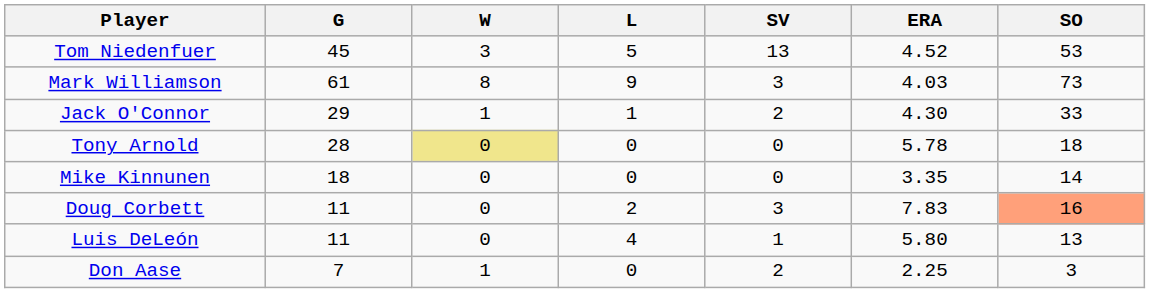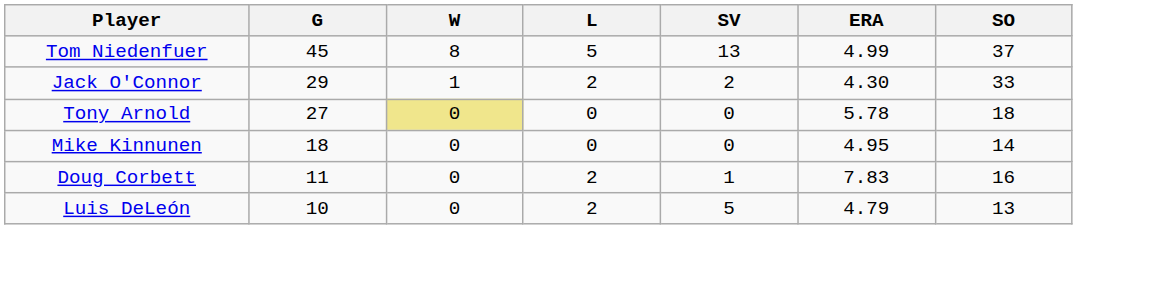(485, 52) 3 -> (455, 52) 8
(925, 52) 4.52 -> (866, 52) 4.99
(1071, 52) 53 -> (1004, 52) 37
- row: (135, 83)
(632, 114) 1 -> (592, 83) 2
(339, 146) 28 -> (317, 114) 27
(925, 177) 3.35 -> (866, 146) 4.95
(778, 209) 3 -> (729, 177) 1
(1071, 209) lightsalmon background -> (1004, 177) no background
(339, 240) 11 -> (317, 209) 10
(632, 240) 4 -> (592, 209) 2
(778, 240) 1 -> (729, 209) 5
(925, 240) 5.80 -> (866, 209) 4.79
- row: (135, 271)
